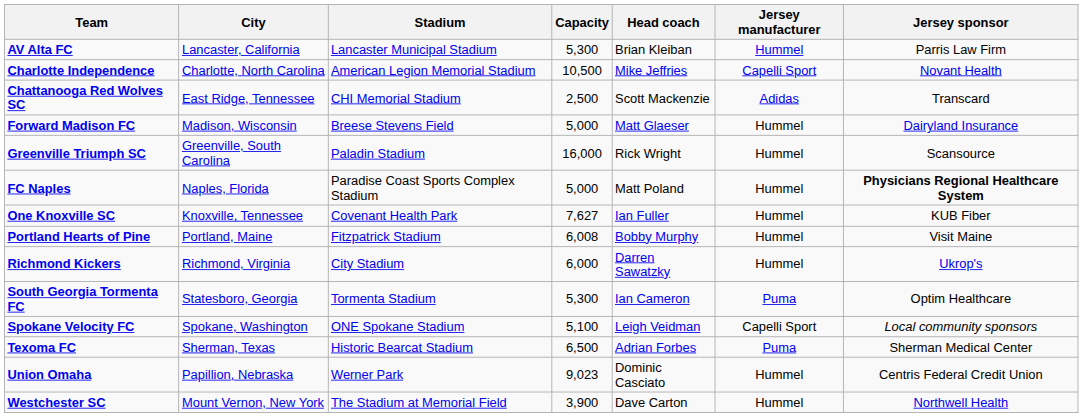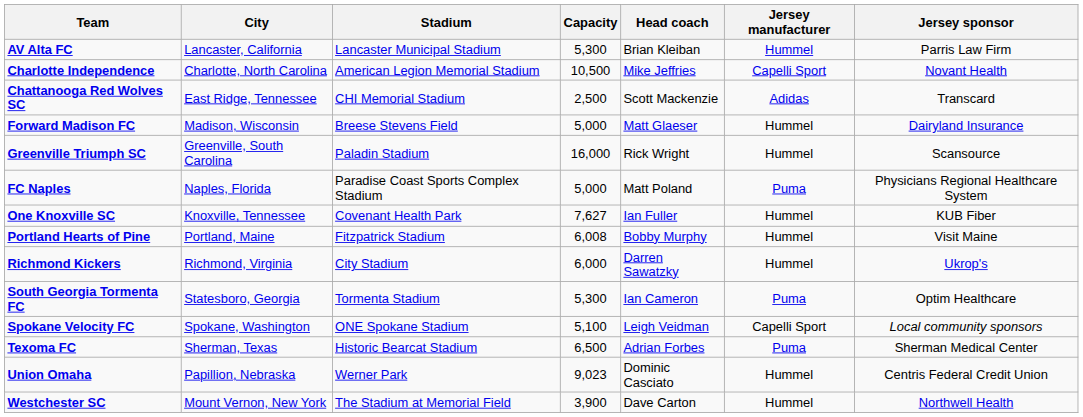(779, 188) Hummel -> (789, 188) Puma
(961, 188) bold -> (966, 188) normal
